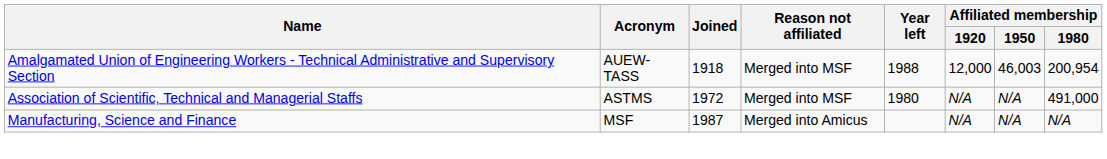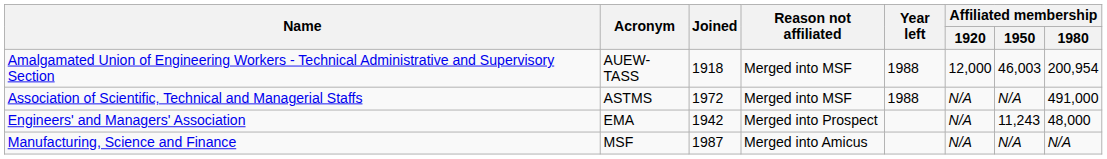(903, 98) 1980 -> (903, 98) 1988
+ row: (127, 120)
